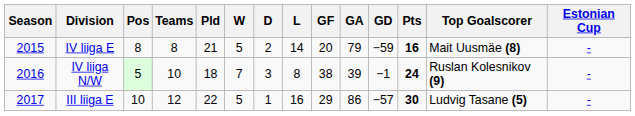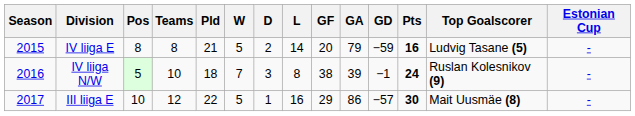(475, 47) Mait Uusmäe (8) -> (478, 47) Ludvig Tasane (5)
(478, 100) Ludvig Tasane (5) -> (475, 100) Mait Uusmäe (8)
